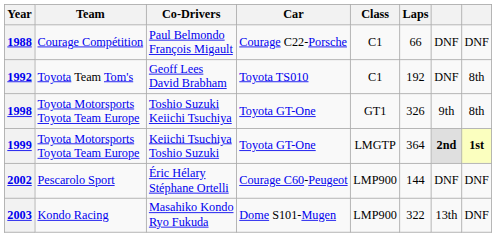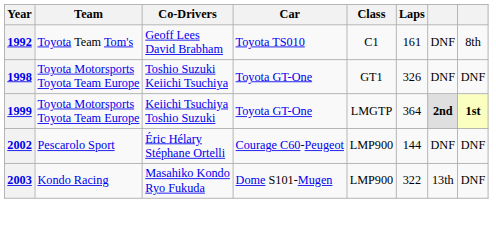- row: (20, 42)
(416, 77) 192 -> (412, 42) 161
(446, 111) 9th -> (443, 77) DNF
(477, 111) 8th -> (473, 77) DNF
